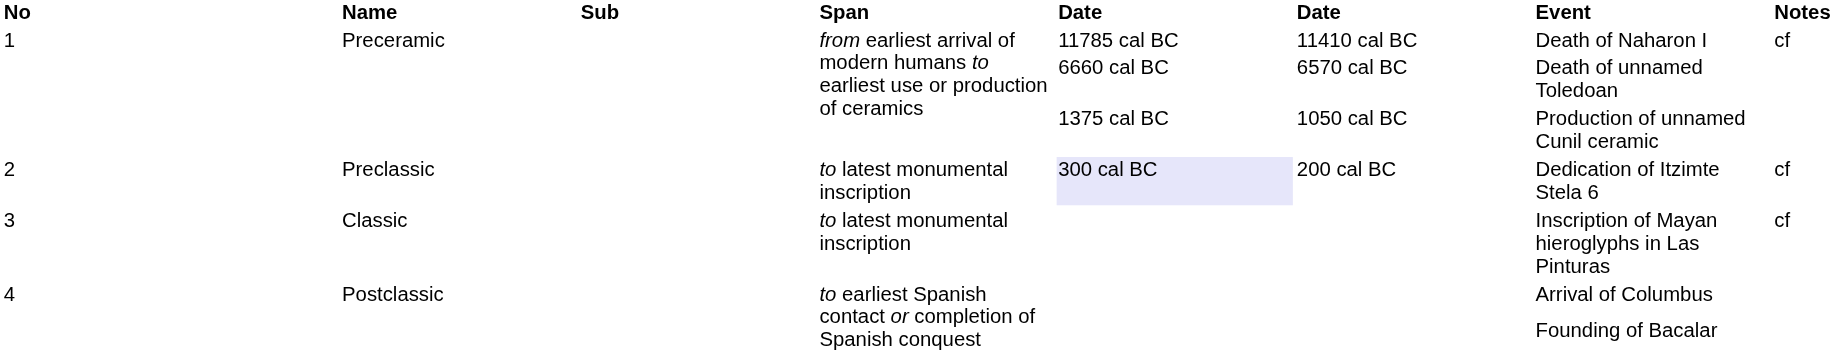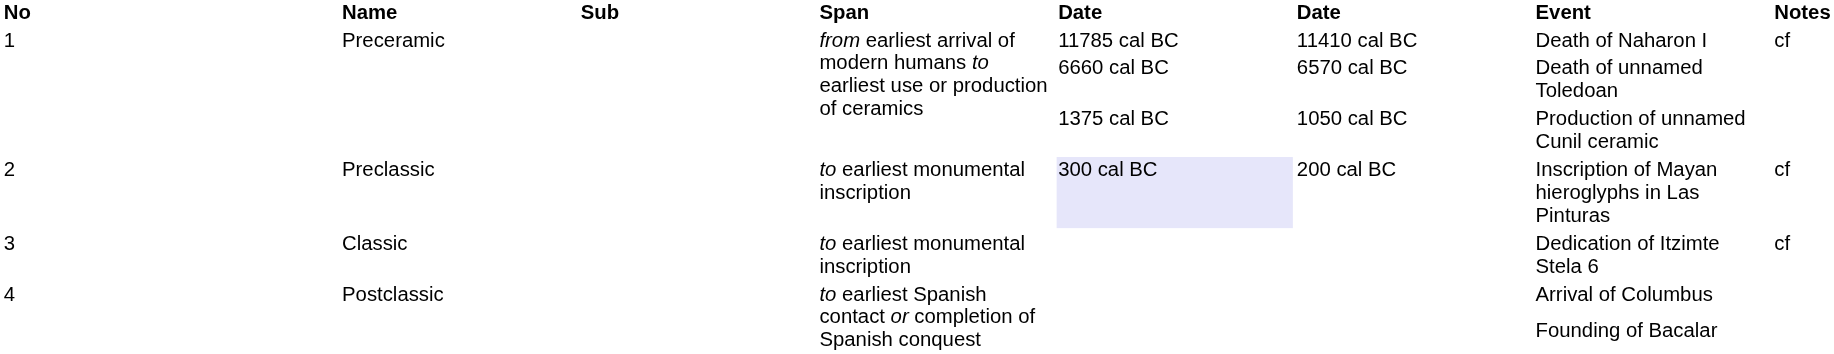(914, 181) to latest monumental inscription -> (922, 181) to earliest monumental inscription
(1628, 181) Dedication of Itzimte Stela 6 -> (1626, 192) Inscription of Mayan hieroglyphs in Las Pinturas
(914, 231) to latest monumental inscription -> (922, 254) to earliest monumental inscription
(1626, 243) Inscription of Mayan hieroglyphs in Las Pinturas -> (1628, 254) Dedication of Itzimte Stela 6
